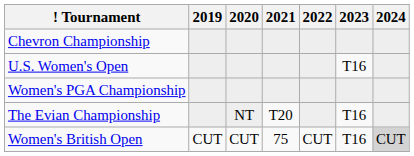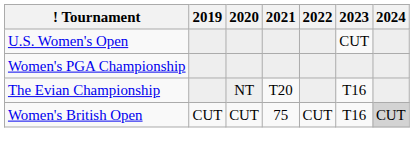- row: (79, 41)
(354, 66) T16 -> (354, 41) CUT
